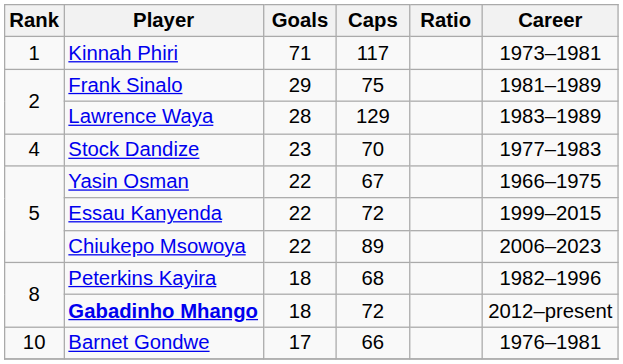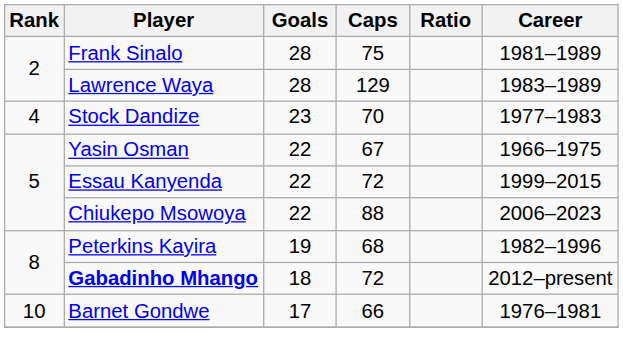- row: (123, 52)
(300, 85) 29 -> (300, 52) 28
(373, 246) 89 -> (373, 213) 88
(300, 278) 18 -> (300, 246) 19
